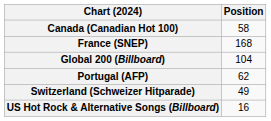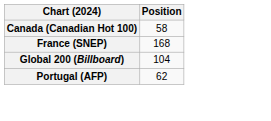- row: (113, 92)
- row: (113, 108)
